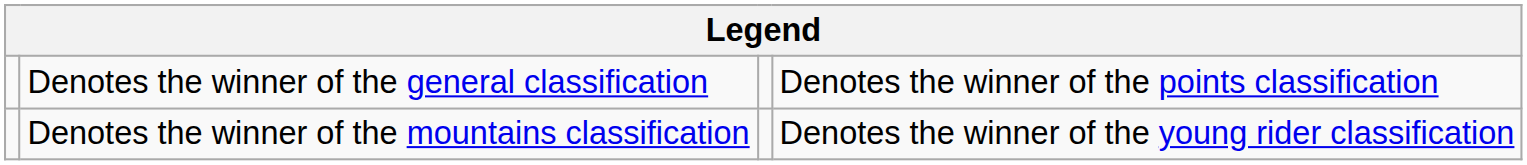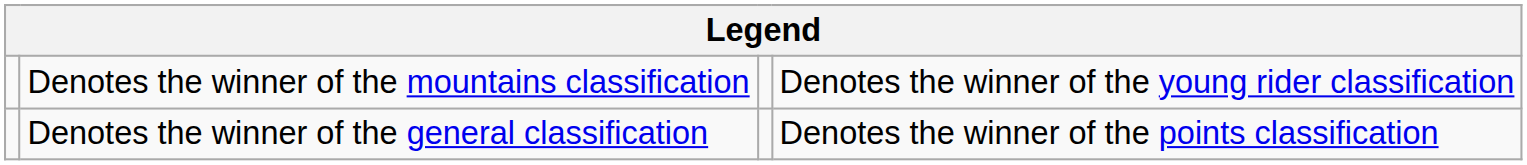rows swapped: (368, 81) <-> (389, 133)
